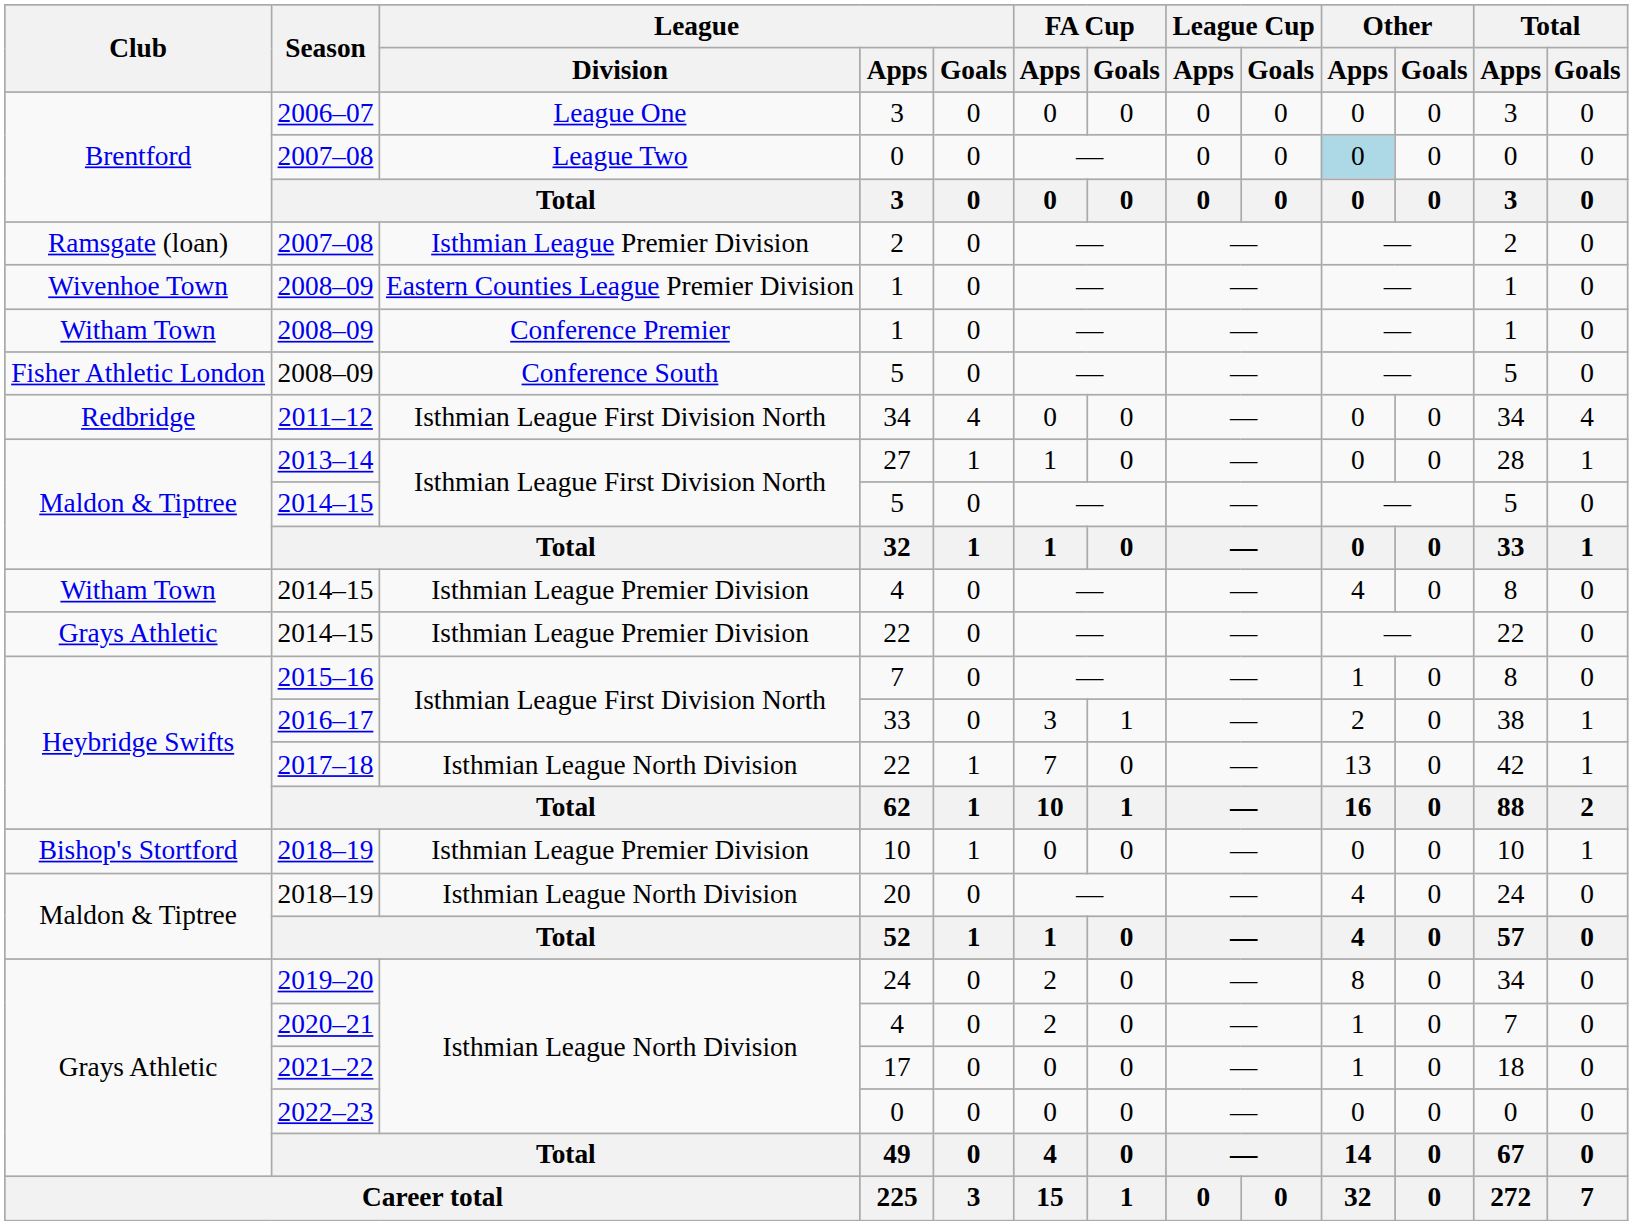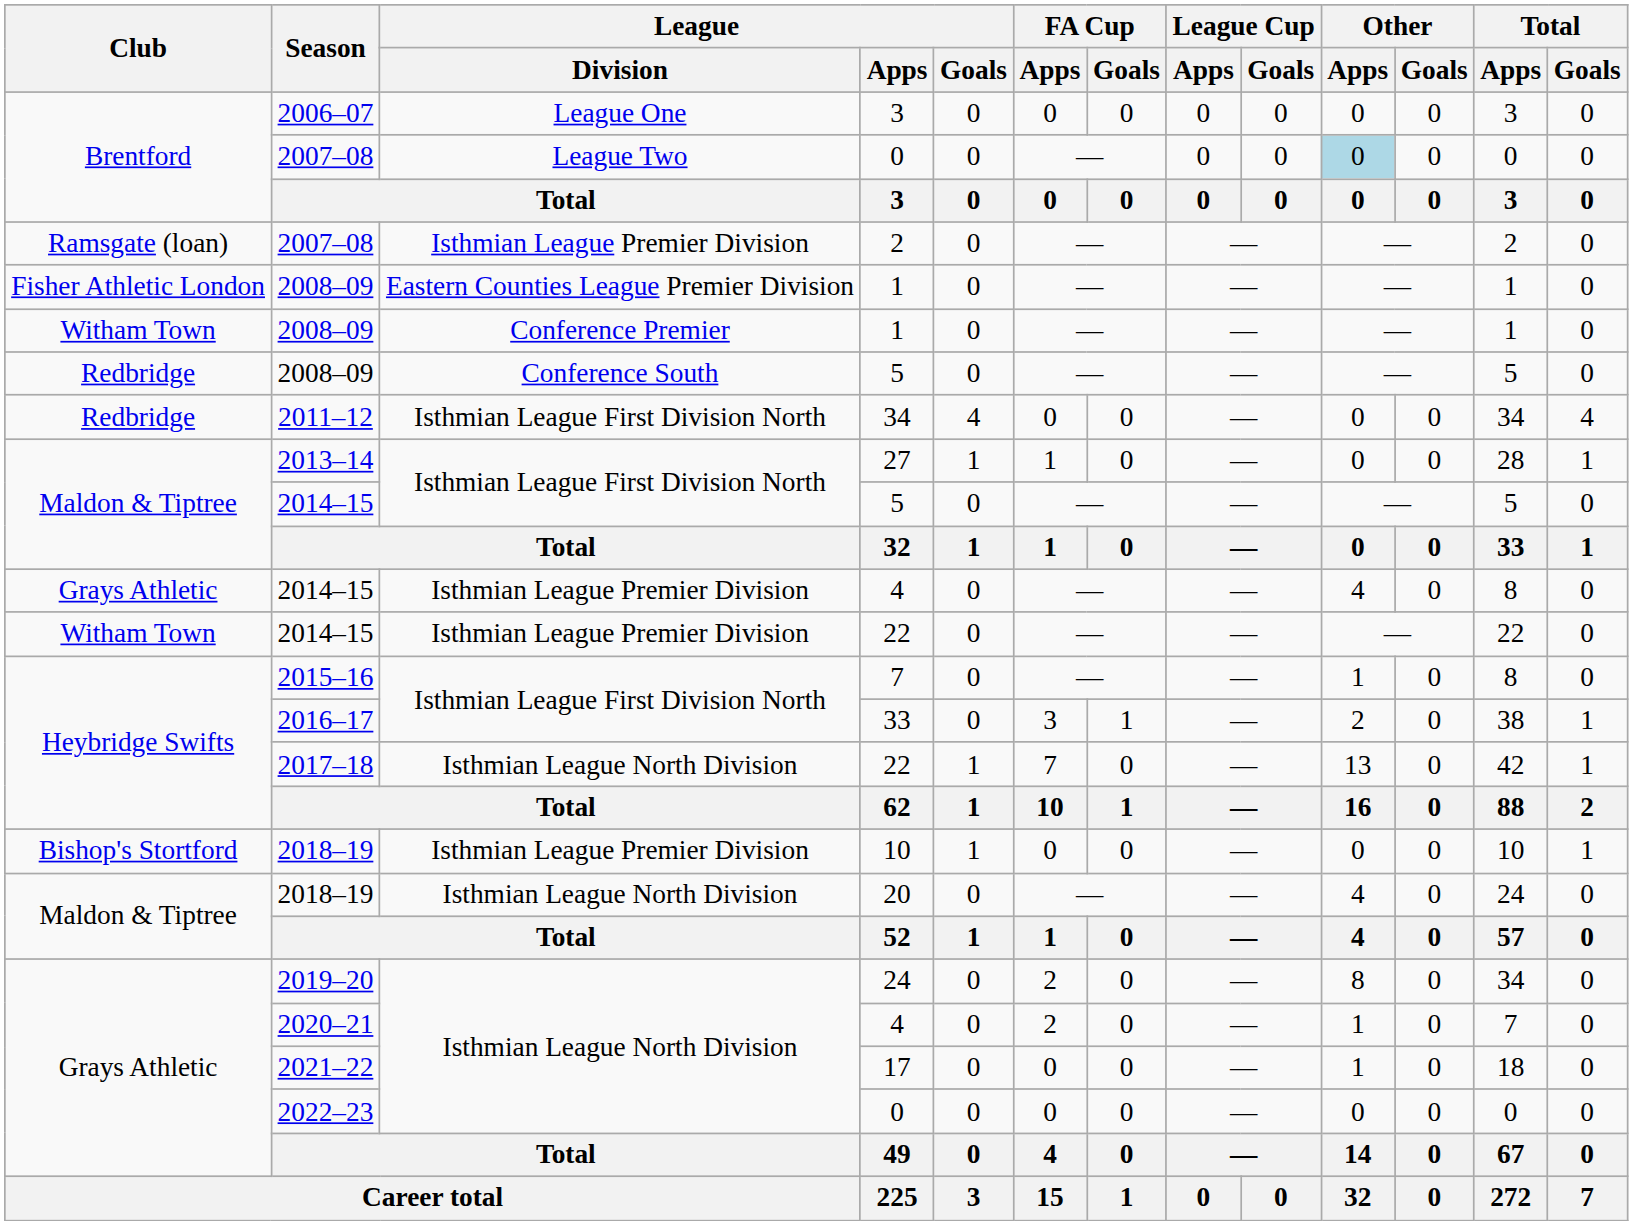(138, 286) Wivenhoe Town -> (138, 286) Fisher Athletic London
(138, 373) Fisher Athletic London -> (138, 373) Redbridge
(138, 590) Witham Town -> (138, 590) Grays Athletic
(138, 633) Grays Athletic -> (138, 633) Witham Town
